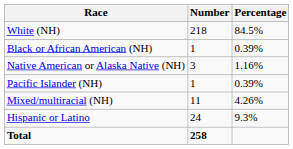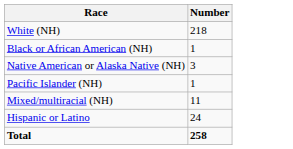- column: (260, 13)
